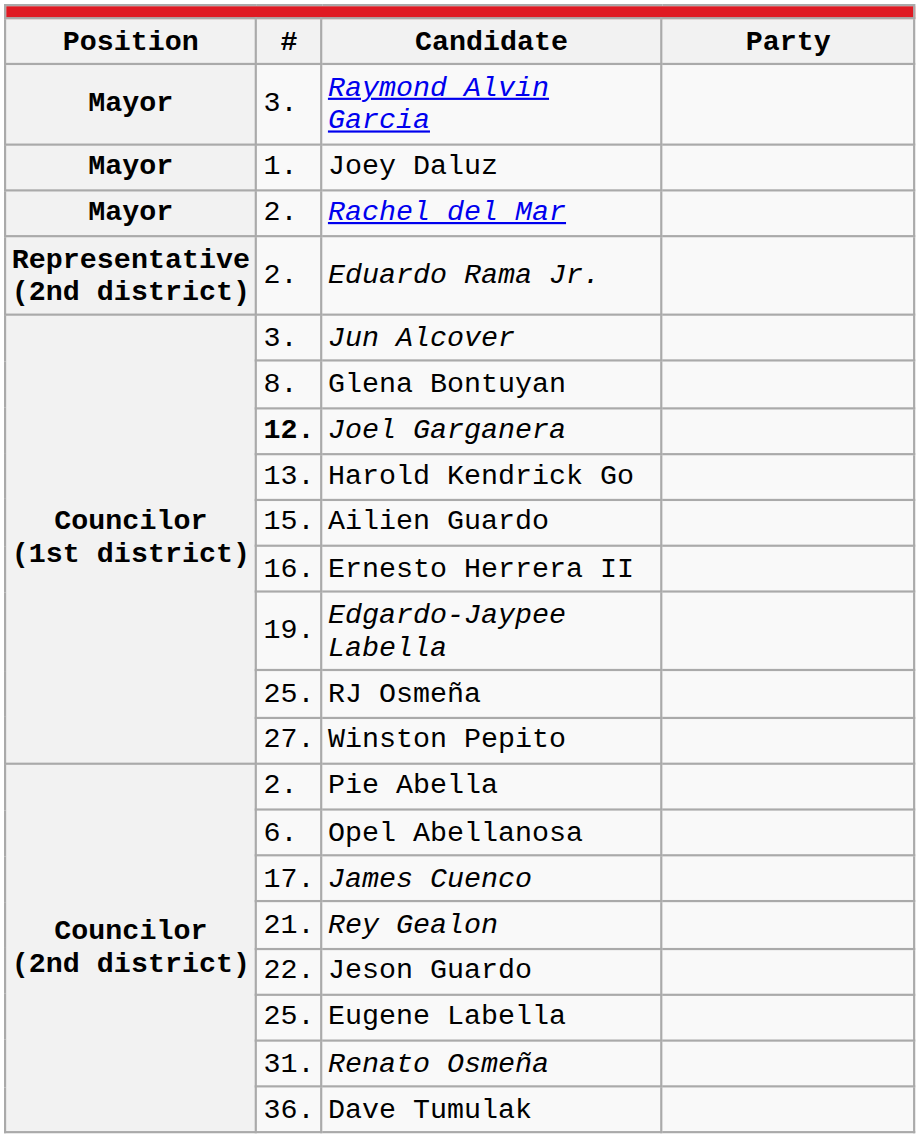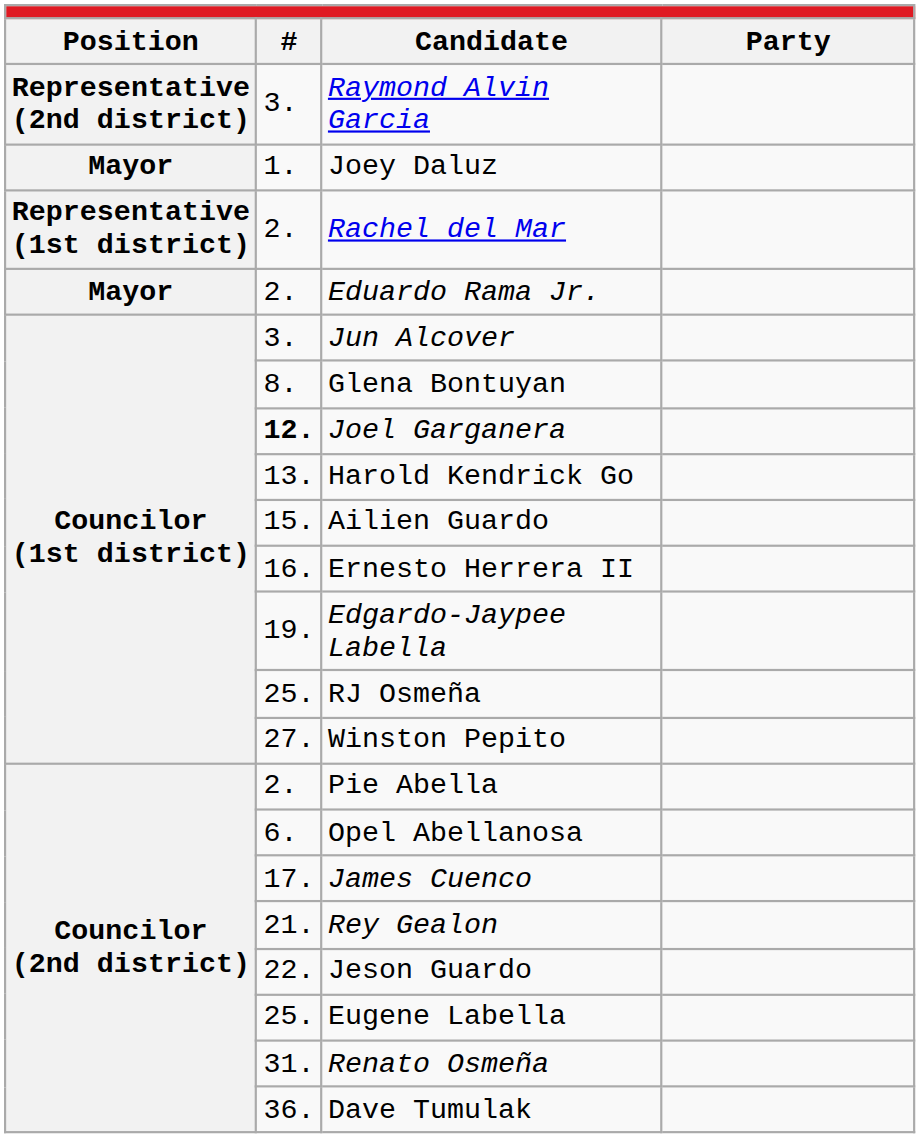(131, 104) Mayor -> (131, 104) Representative (2nd district)
(131, 213) Mayor -> (131, 229) Representative (1st district)
(131, 275) Representative (2nd district) -> (131, 292) Mayor
